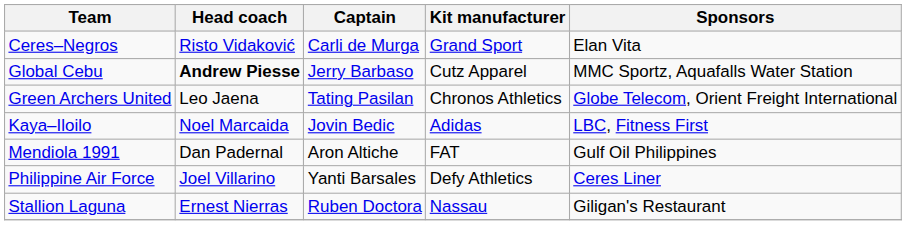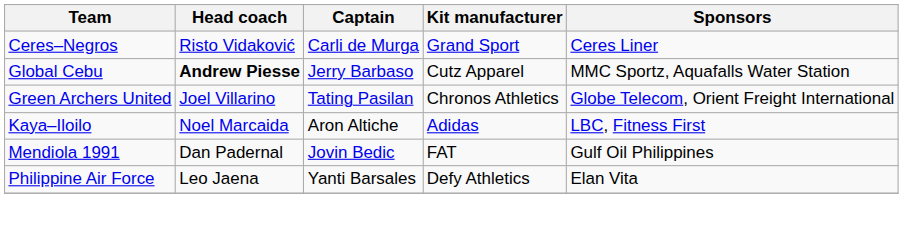(607, 44) Elan Vita -> (614, 44) Ceres Liner
(219, 98) Leo Jaena -> (227, 98) Joel Villarino
(351, 125) Jovin Bedic -> (353, 125) Aron Altiche
(353, 152) Aron Altiche -> (351, 152) Jovin Bedic
(227, 179) Joel Villarino -> (219, 179) Leo Jaena
(617, 179) Ceres Liner -> (604, 179) Elan Vita
- row: (67, 206)
